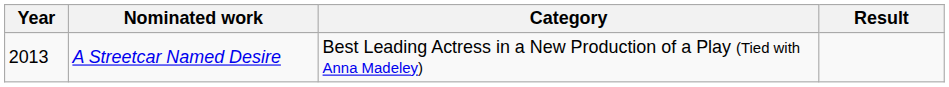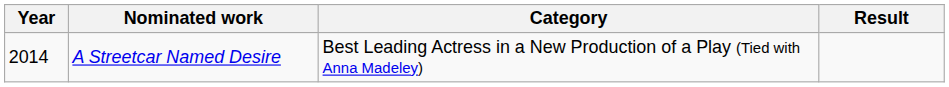(29, 57) 2013 -> (29, 57) 2014
